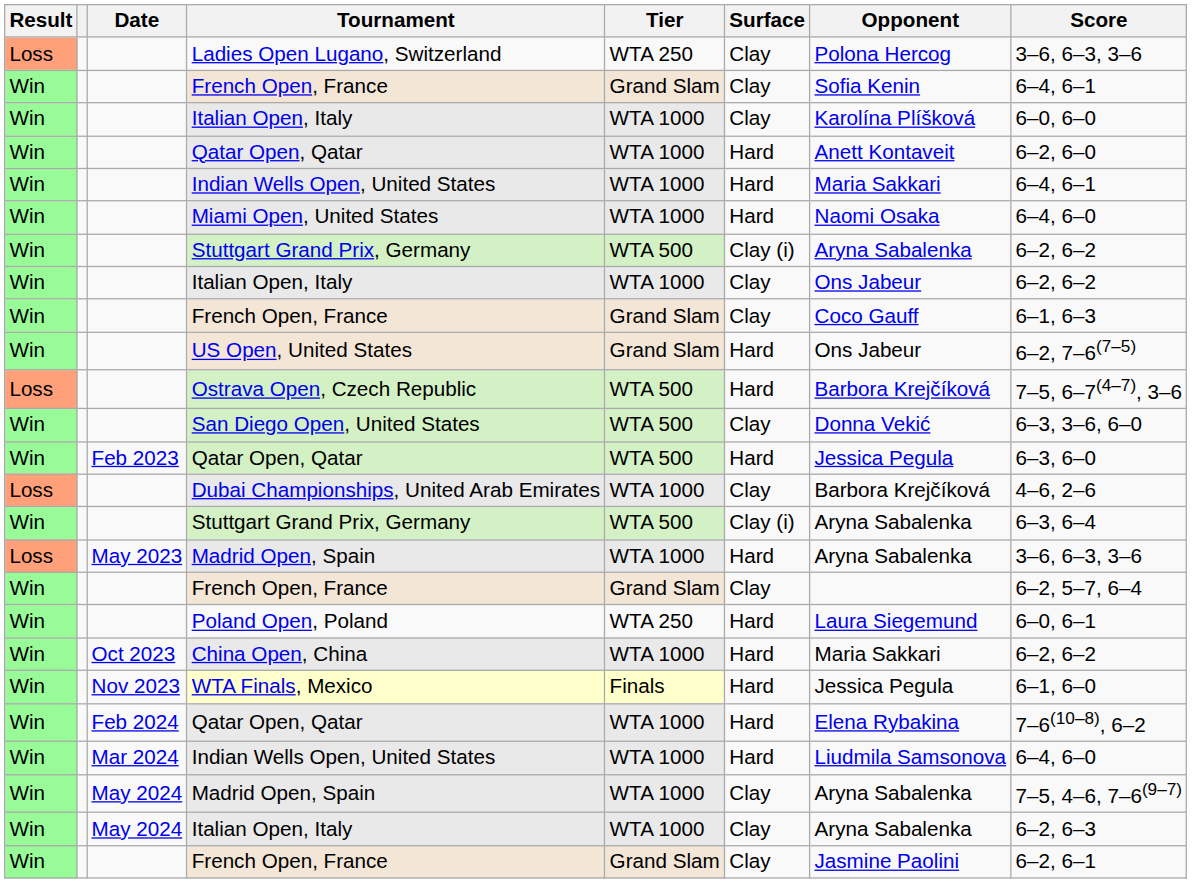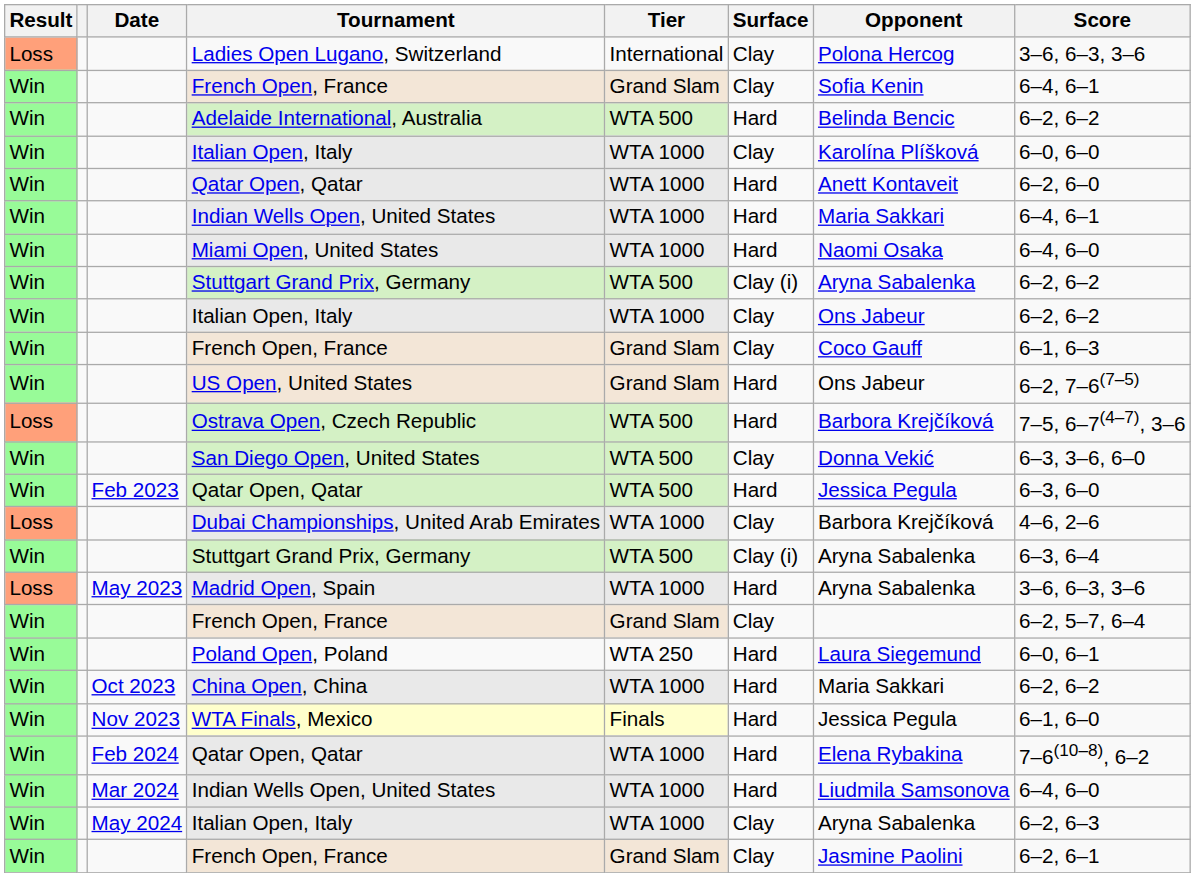(651, 53) WTA 250 -> (666, 53) International
+ row: (137, 119)
- row: (137, 793)
